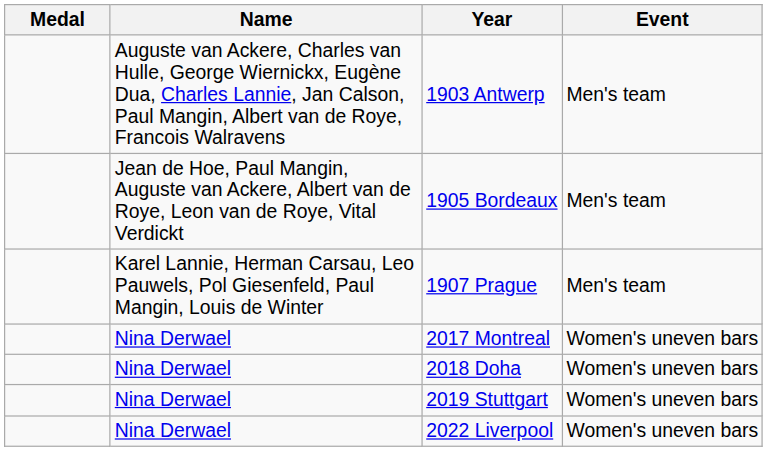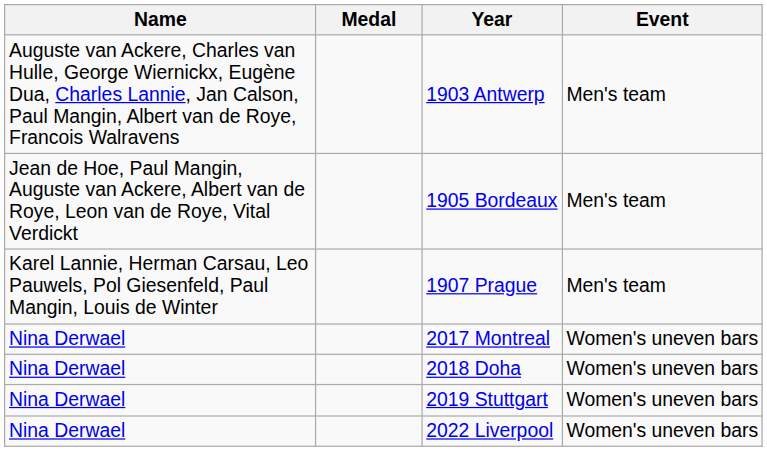columns swapped: (57, 19) <-> (266, 19)
